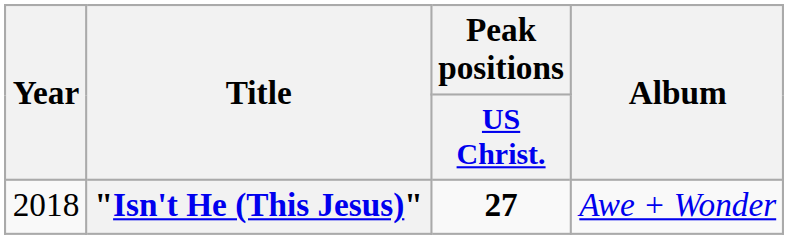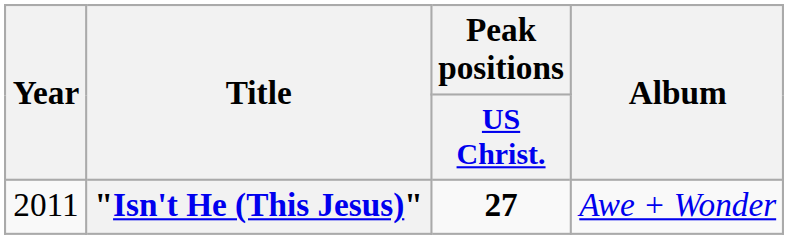(46, 205) 2018 -> (46, 205) 2011
